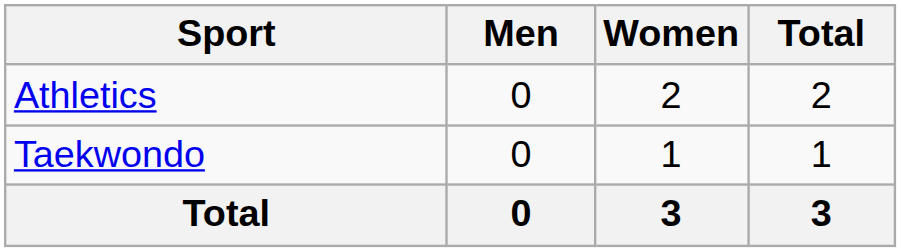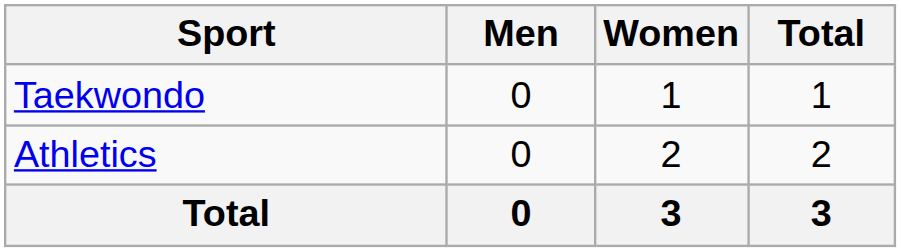rows swapped: (85, 94) <-> (109, 154)
